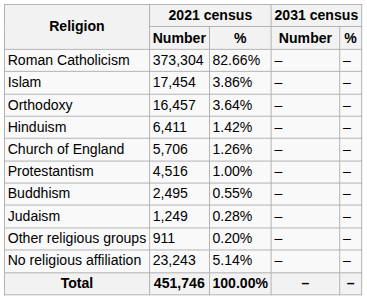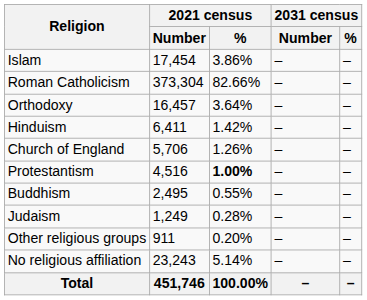rows swapped: (69, 60) <-> (25, 82)
(232, 171) normal -> (232, 171) bold
